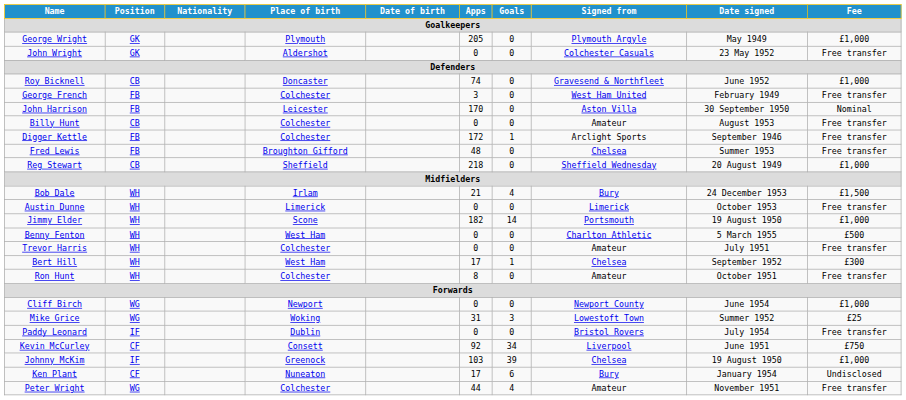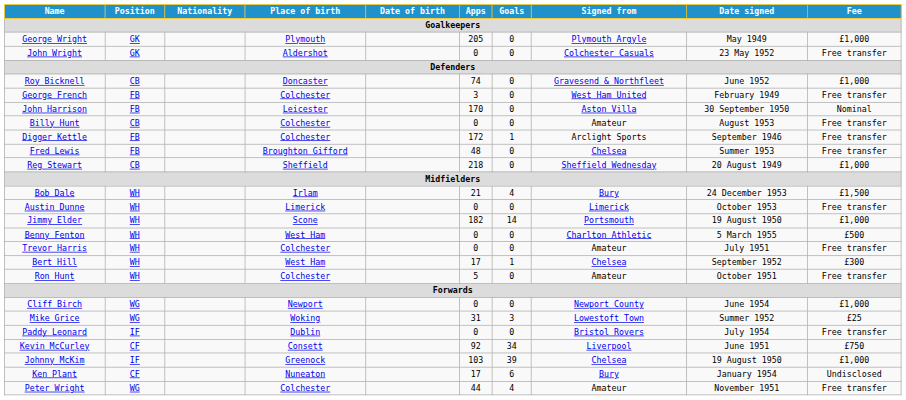(476, 276) 8 -> (476, 276) 5
